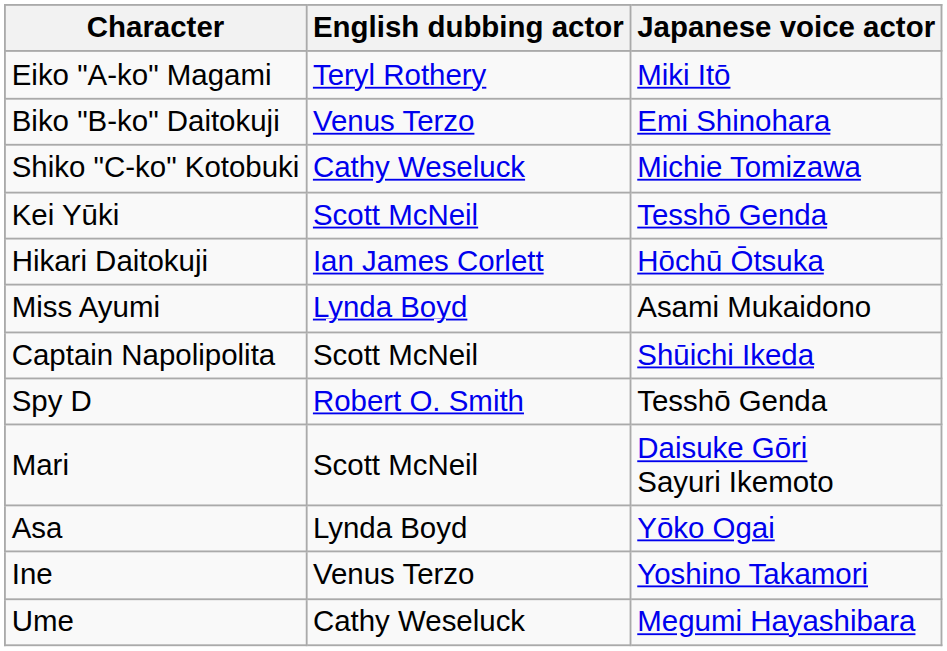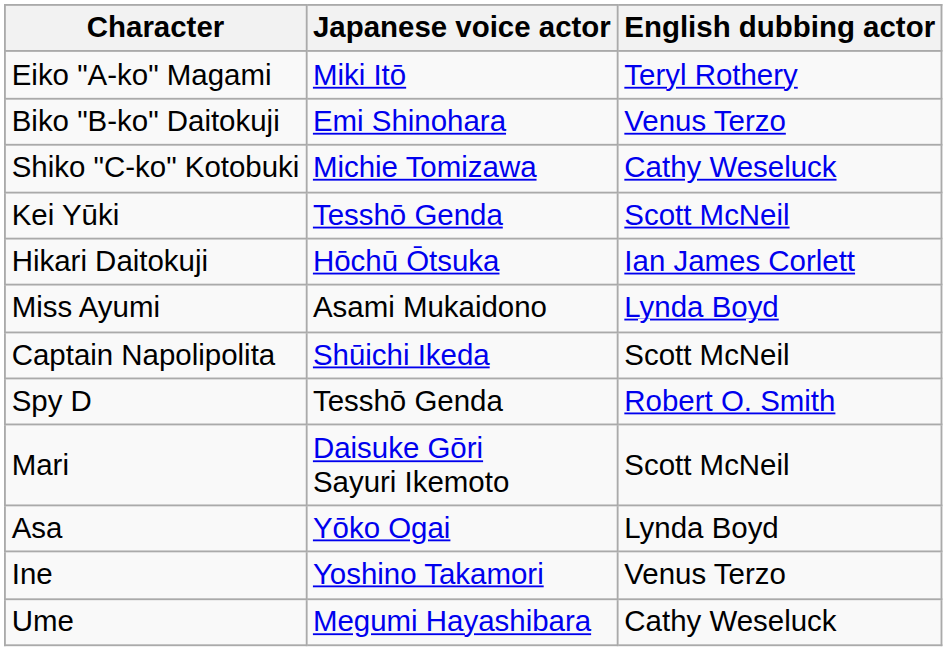columns swapped: (786, 27) <-> (468, 27)
